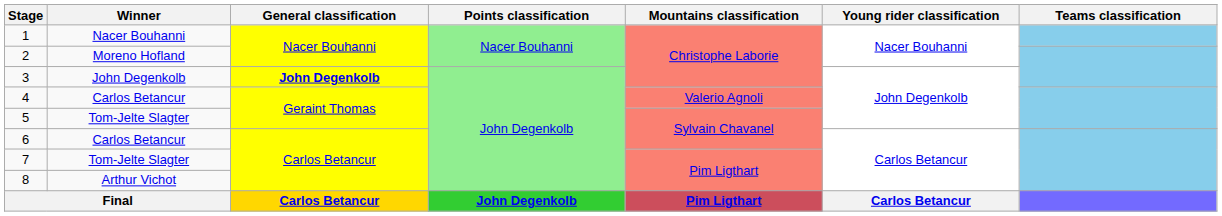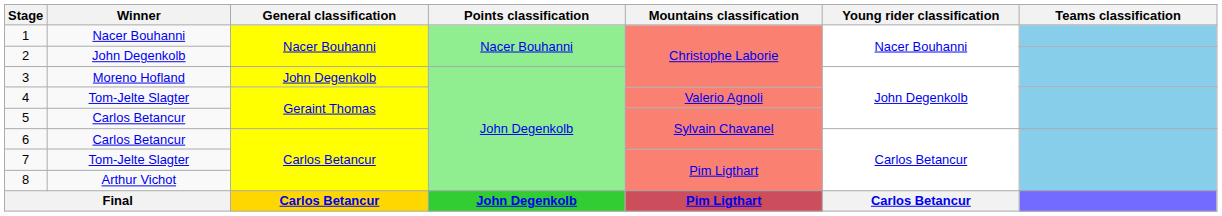(139, 56) Moreno Hofland -> (139, 56) John Degenkolb
(139, 77) John Degenkolb -> (139, 77) Moreno Hofland
(329, 77) bold -> (329, 77) normal
(139, 98) Carlos Betancur -> (139, 98) Tom-Jelte Slagter
(139, 119) Tom-Jelte Slagter -> (139, 119) Carlos Betancur
